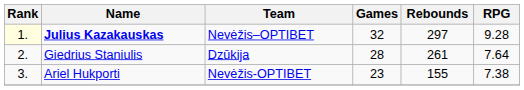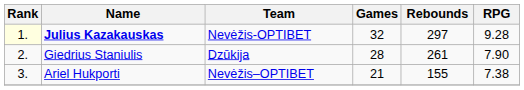(261, 34) Nevėžis–OPTIBET -> (259, 34) Nevėžis-OPTIBET
(497, 54) 7.64 -> (497, 54) 7.90
(259, 74) Nevėžis-OPTIBET -> (261, 74) Nevėžis–OPTIBET
(377, 74) 23 -> (377, 74) 21
